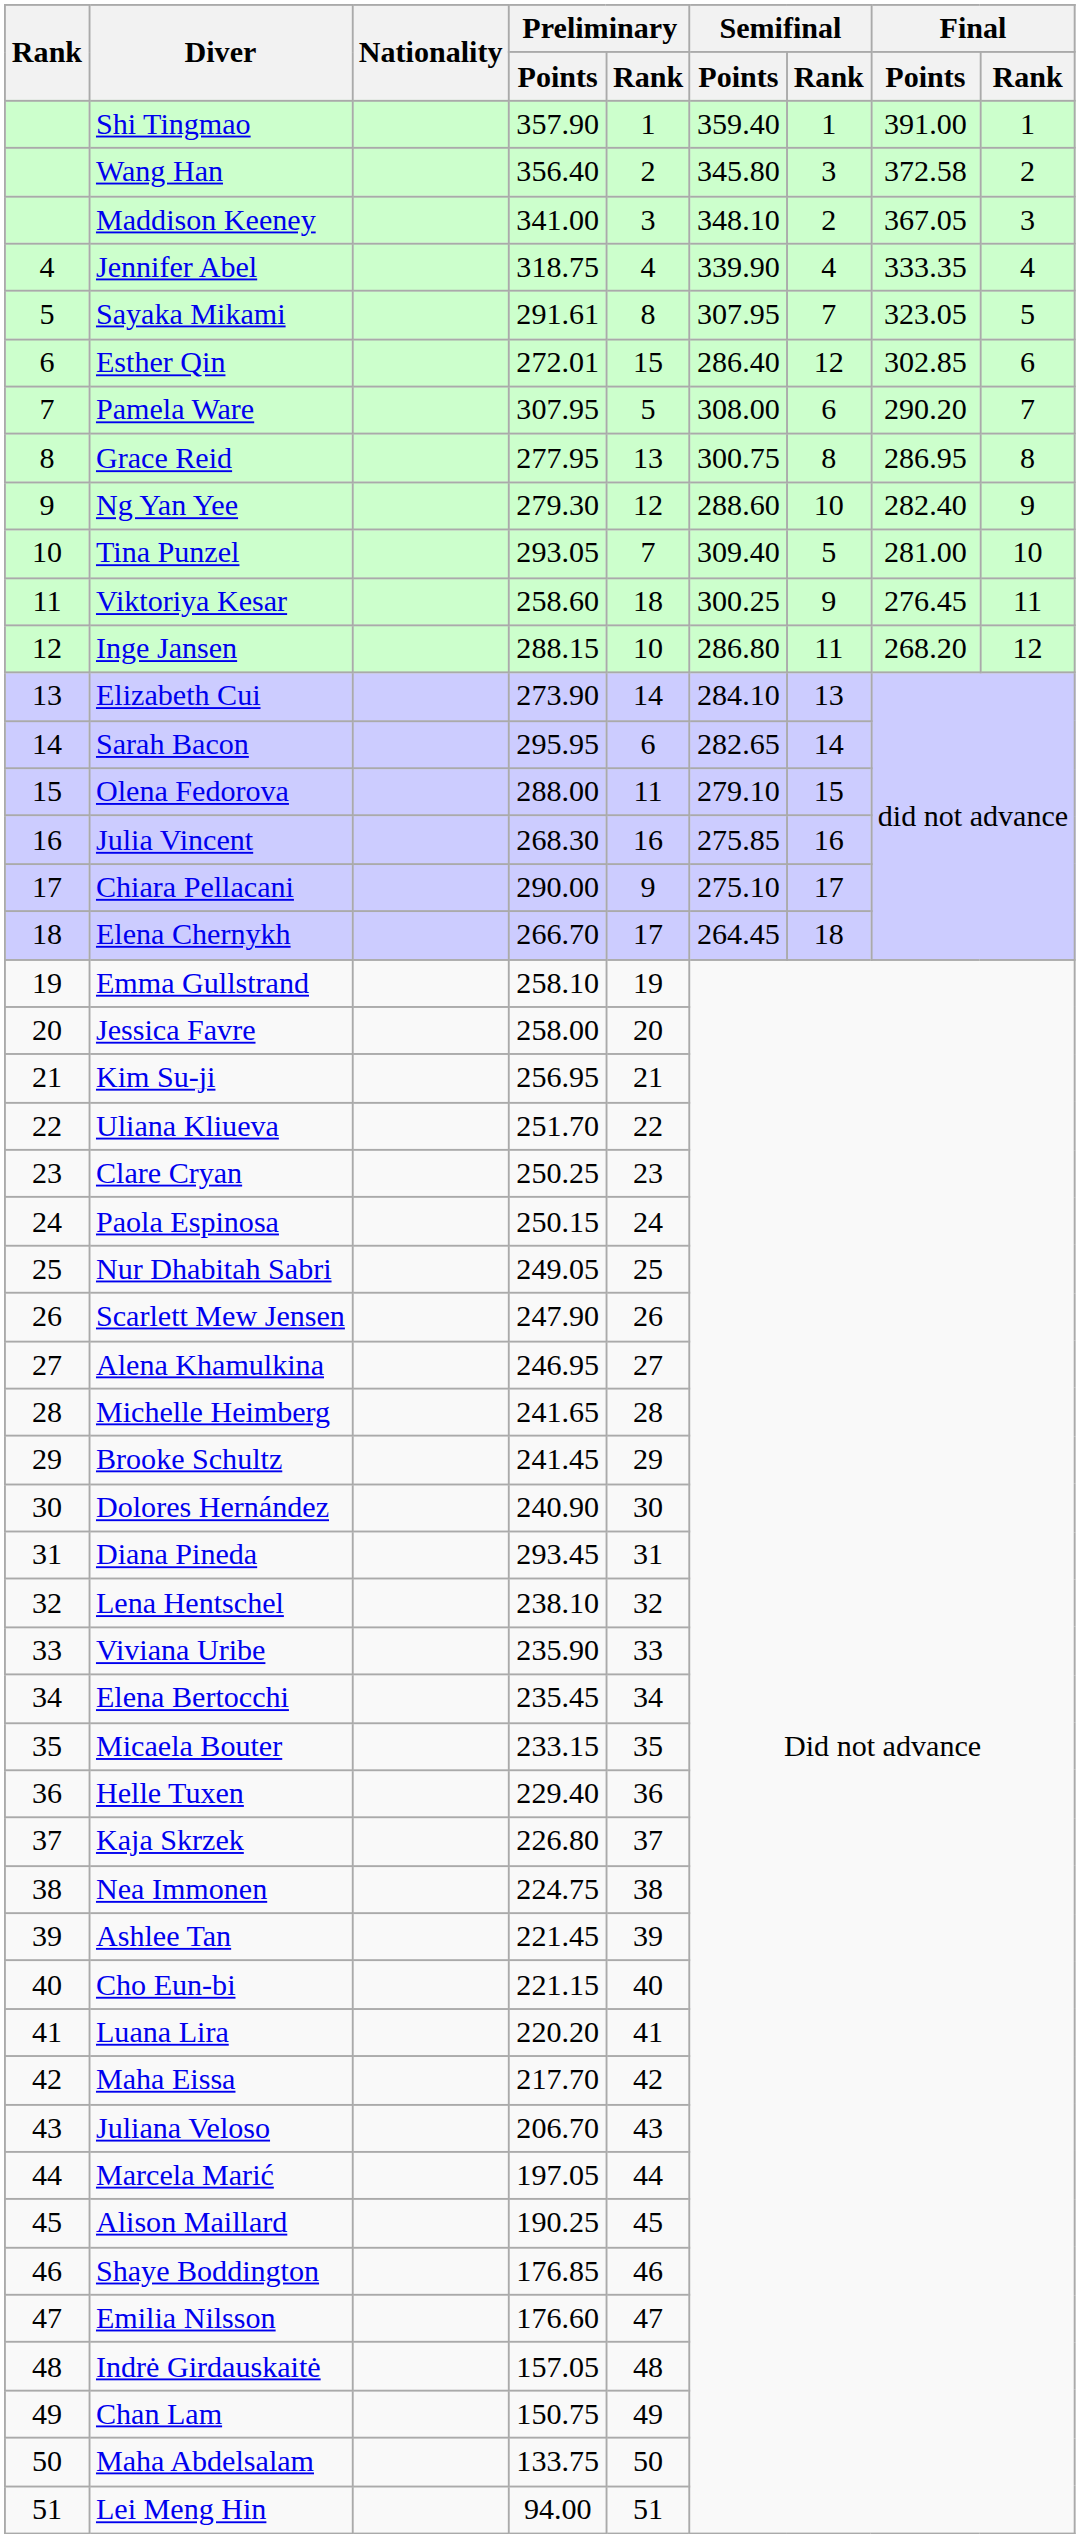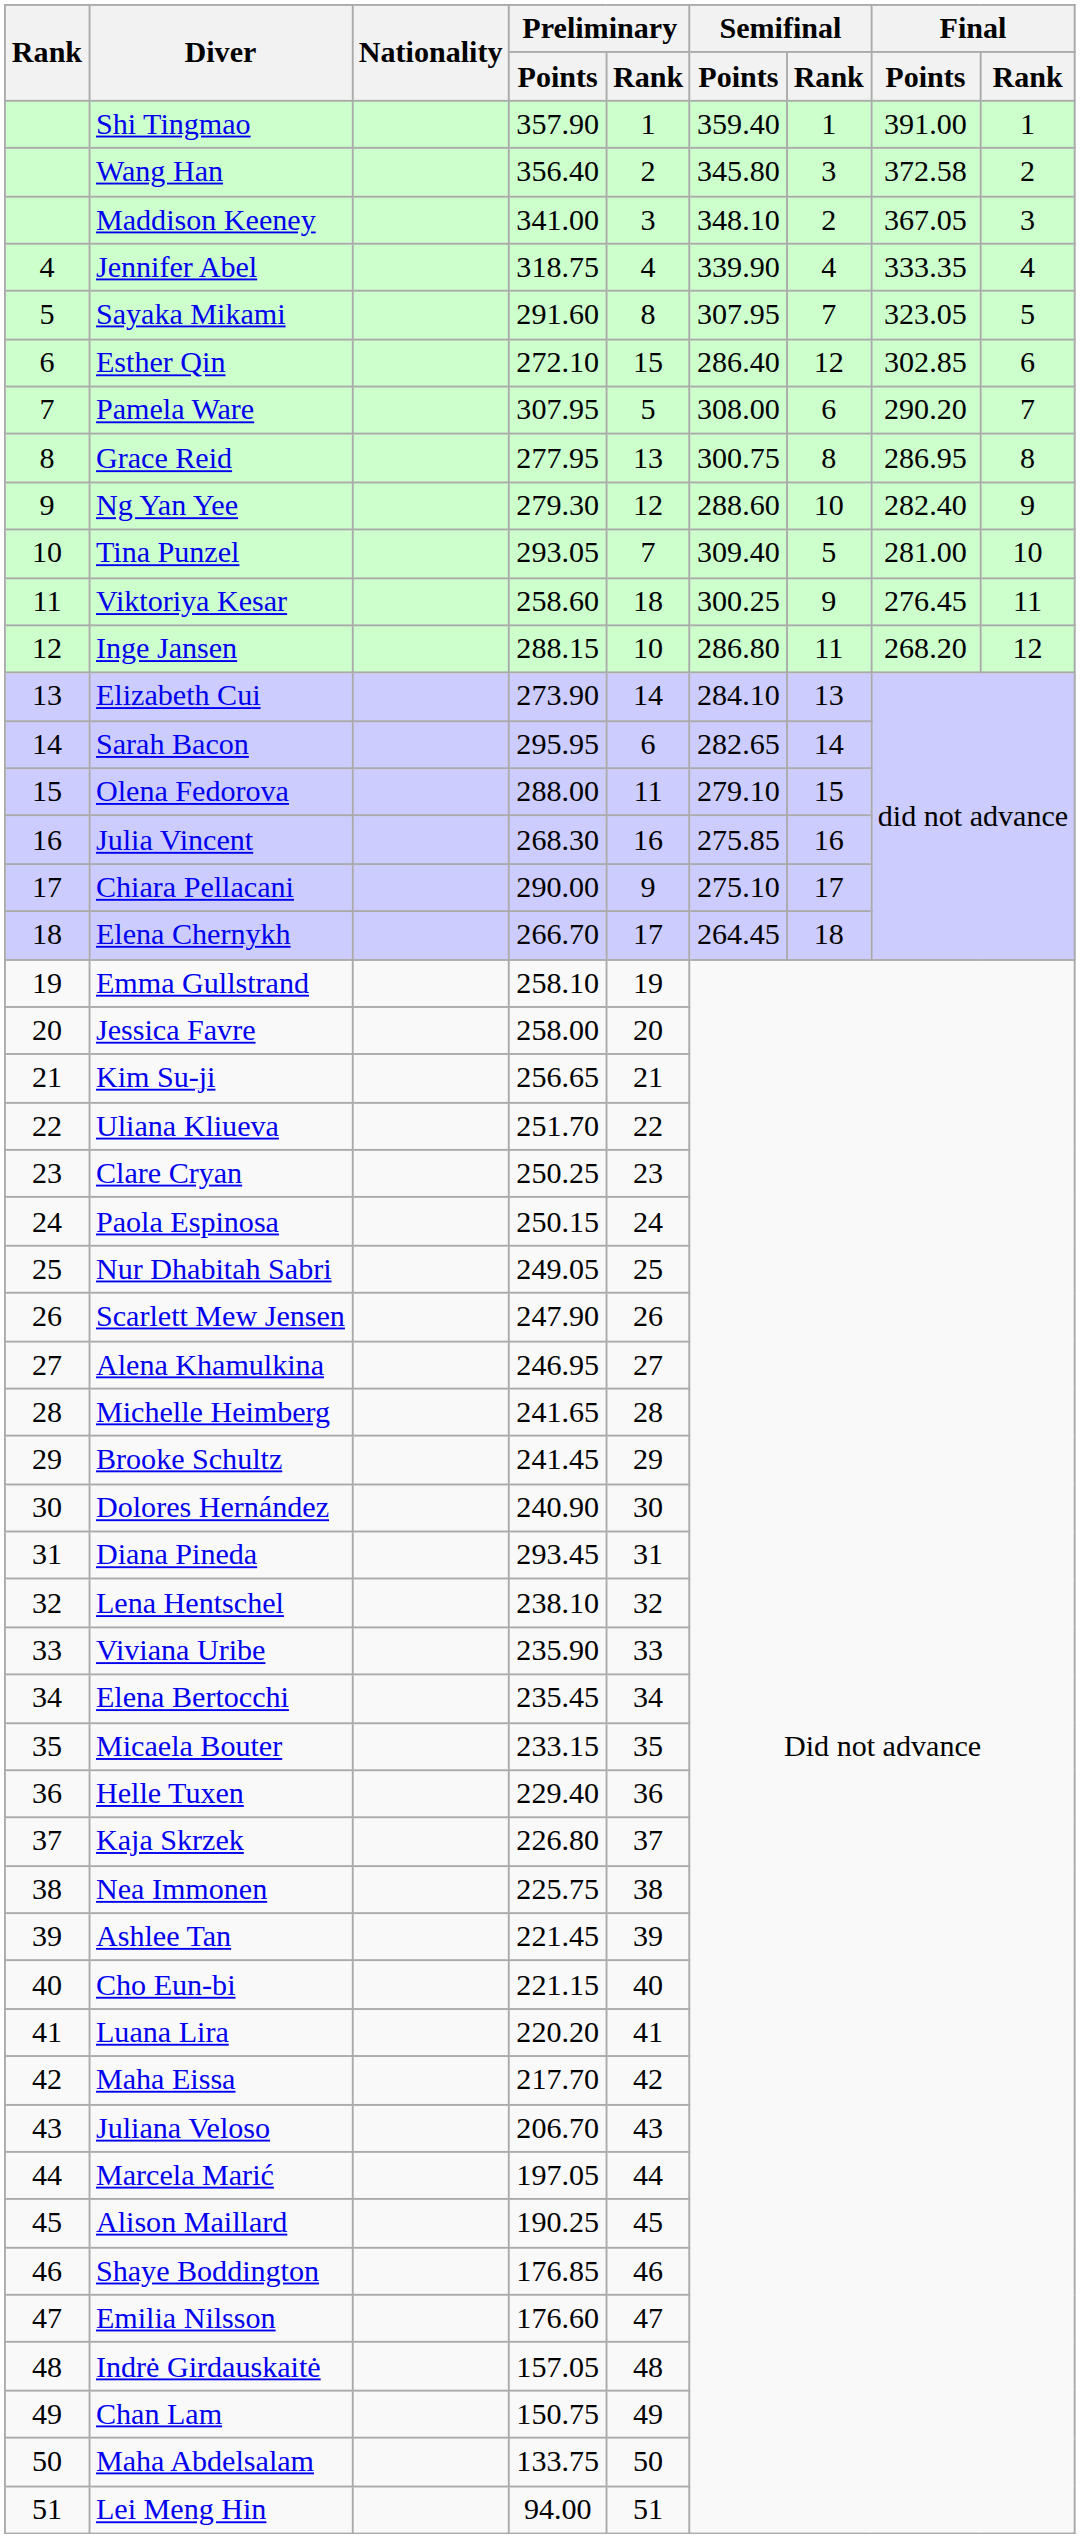(558, 314) 291.61 -> (558, 314) 291.60
(558, 362) 272.01 -> (558, 362) 272.10
(558, 1077) 256.95 -> (558, 1077) 256.65
(558, 1888) 224.75 -> (558, 1888) 225.75
